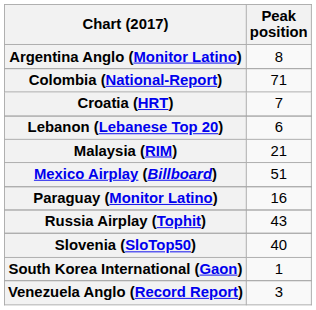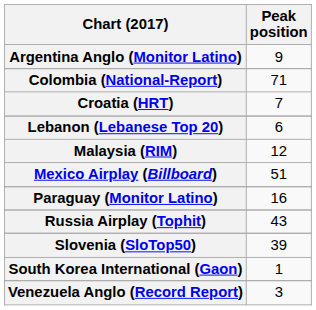(279, 56) 8 -> (279, 56) 9
(279, 151) 21 -> (279, 151) 12
(279, 245) 40 -> (279, 245) 39
